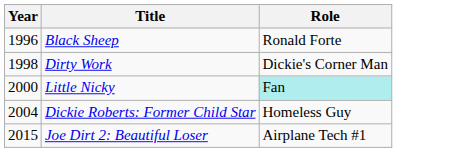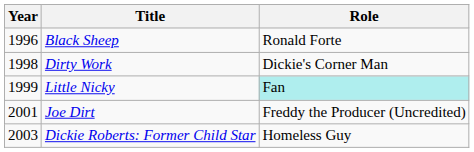(23, 87) 2000 -> (23, 87) 1999
+ row: (70, 111)
(23, 111) 2004 -> (23, 135) 2003
- row: (126, 135)
